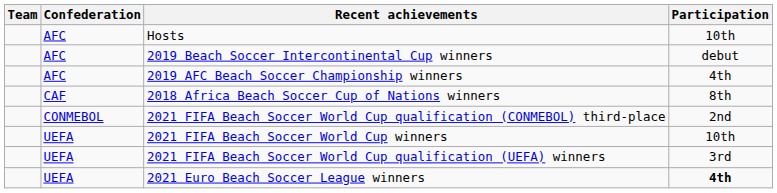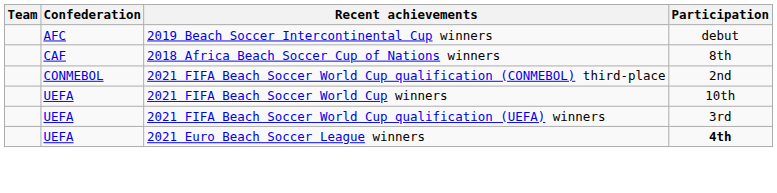- row: (166, 35)
- row: (305, 76)
